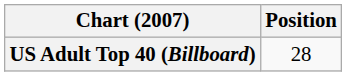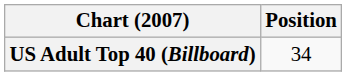(301, 53) 28 -> (301, 53) 34
